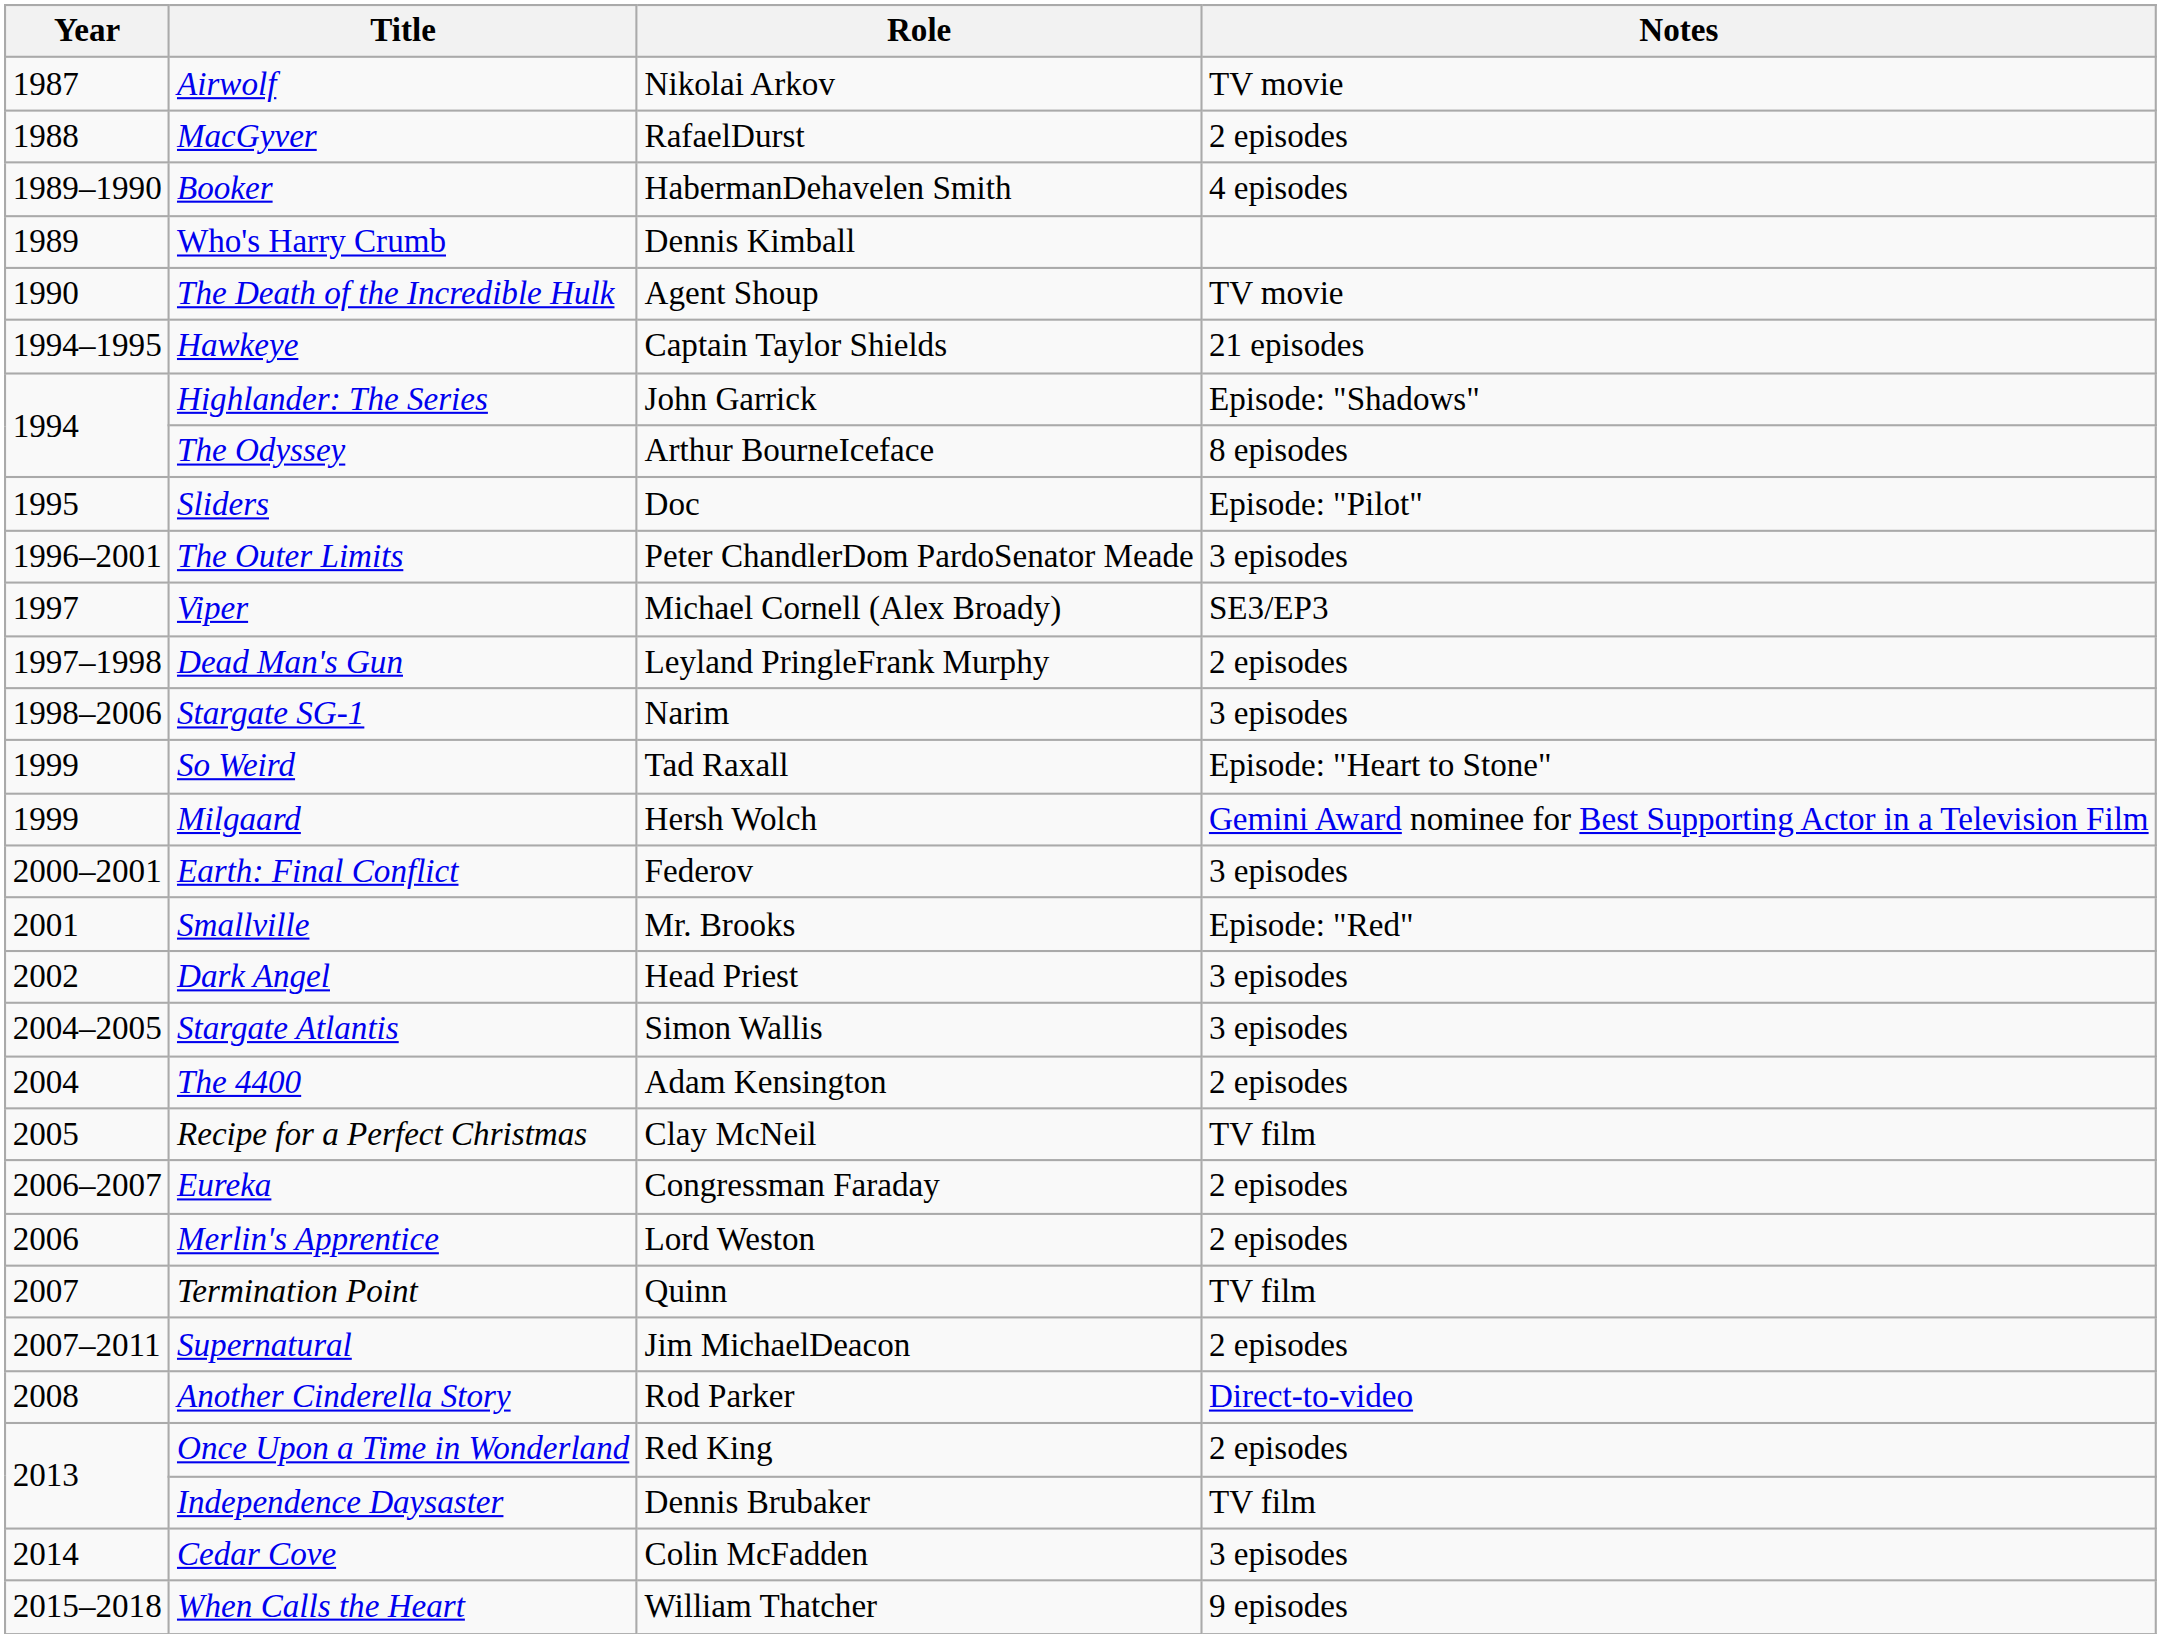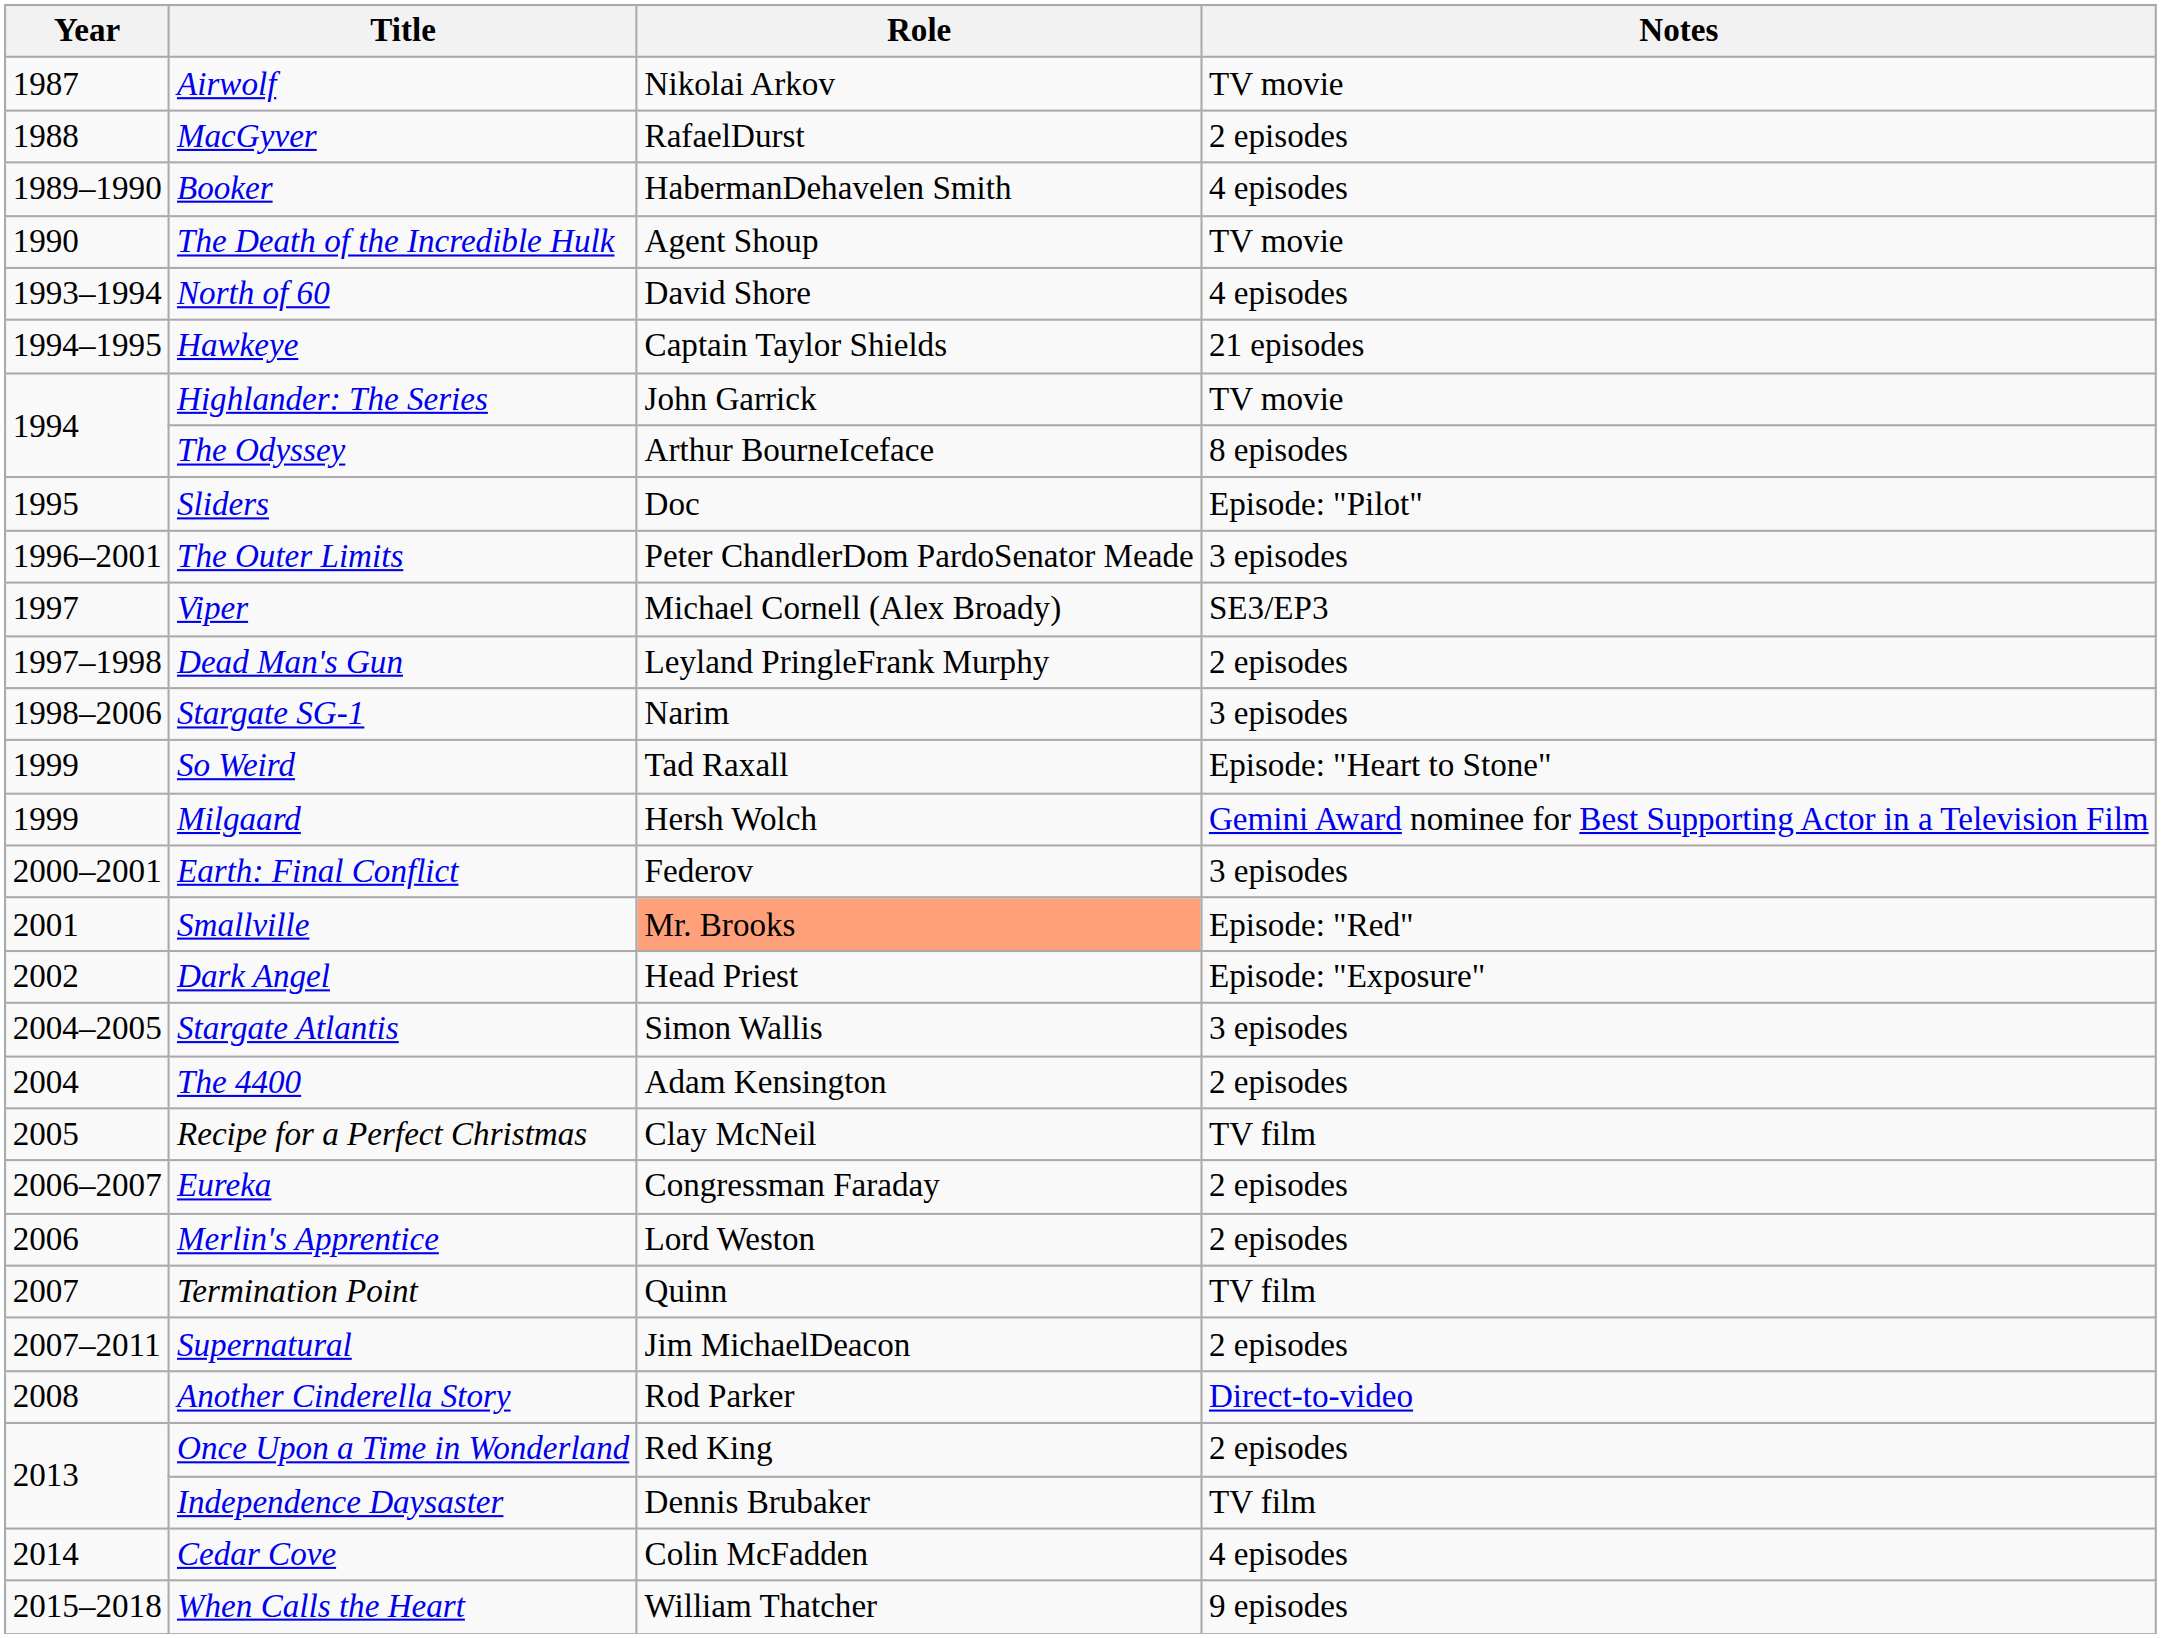- row: (311, 240)
+ row: (253, 293)
(1344, 398) Episode: "Shadows" -> (1276, 398) TV movie
(720, 923) no background -> (720, 923) lightsalmon background
(1278, 976) 3 episodes -> (1347, 976) Episode: "Exposure"
(1278, 1554) 3 episodes -> (1278, 1554) 4 episodes
